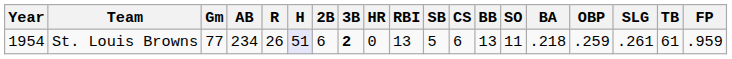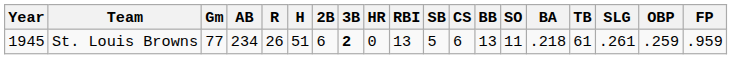columns swapped: (592, 17) <-> (670, 17)
(26, 42) 1954 -> (26, 42) 1945
(300, 42) lavender background -> (300, 42) no background
